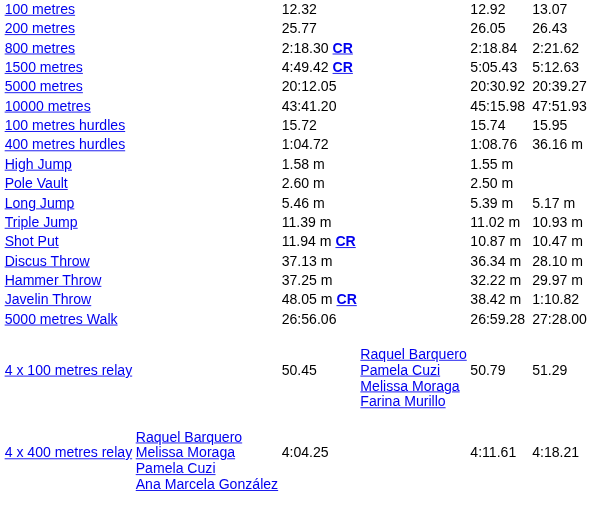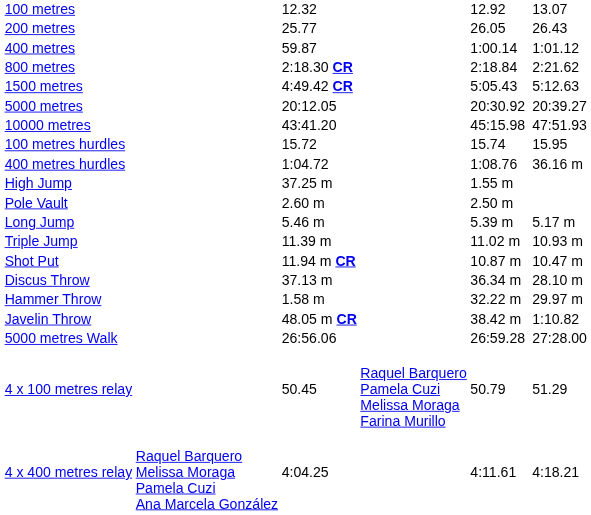+ row: (40, 48)
(303, 164) 1.58 m -> (307, 183) 37.25 m
(307, 280) 37.25 m -> (303, 300) 1.58 m
